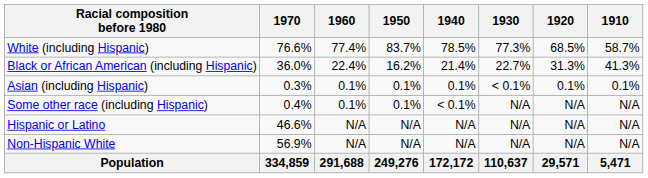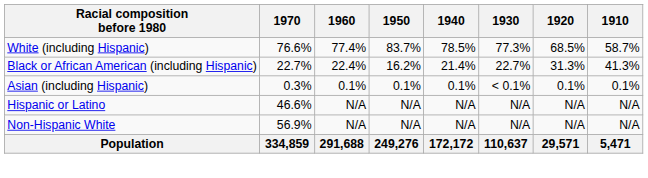(294, 67) 36.0% -> (294, 67) 22.7%
- row: (108, 105)
